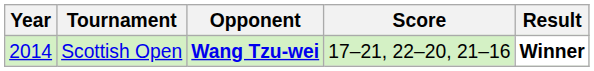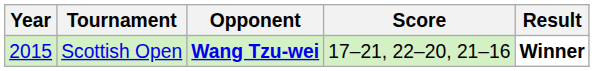(31, 51) 2014 -> (31, 51) 2015
